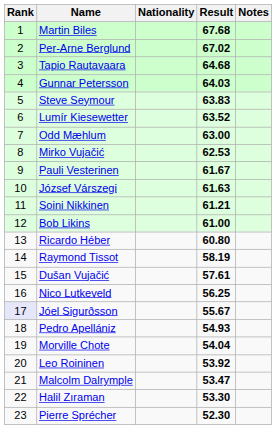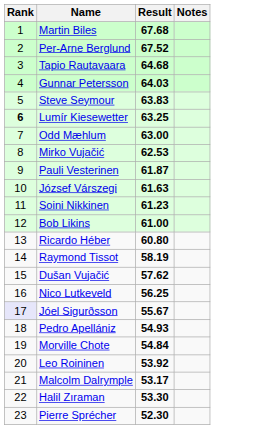- column: (166, 13)
(216, 48) 67.02 -> (155, 48) 67.52
(20, 118) normal -> (20, 118) bold
(216, 118) 63.52 -> (155, 118) 63.25
(216, 170) 61.67 -> (155, 170) 61.87
(216, 205) 61.21 -> (155, 205) 61.23
(216, 275) 57.61 -> (155, 275) 57.62
(216, 345) 54.04 -> (155, 345) 54.84
(216, 380) 53.47 -> (155, 380) 53.17
